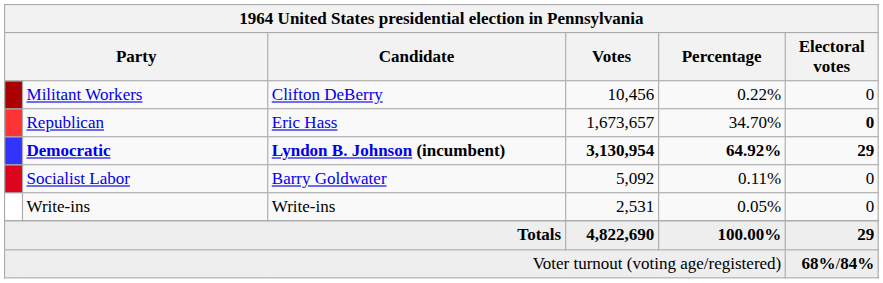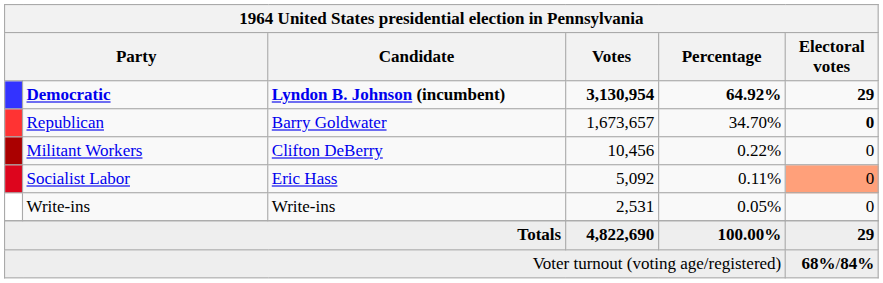rows swapped: (69, 151) <-> (84, 95)
(305, 123) Eric Hass -> (329, 123) Barry Goldwater
(329, 179) Barry Goldwater -> (305, 179) Eric Hass
(870, 179) no background -> (870, 179) lightsalmon background
